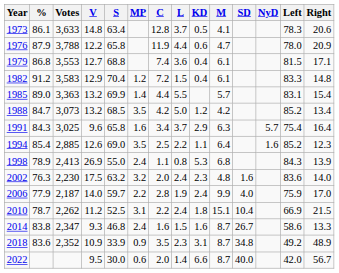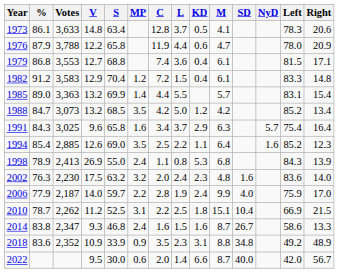(180, 210) 2.4 -> (180, 210) 2.5
(224, 243) 8.7 -> (224, 243) 8.8
